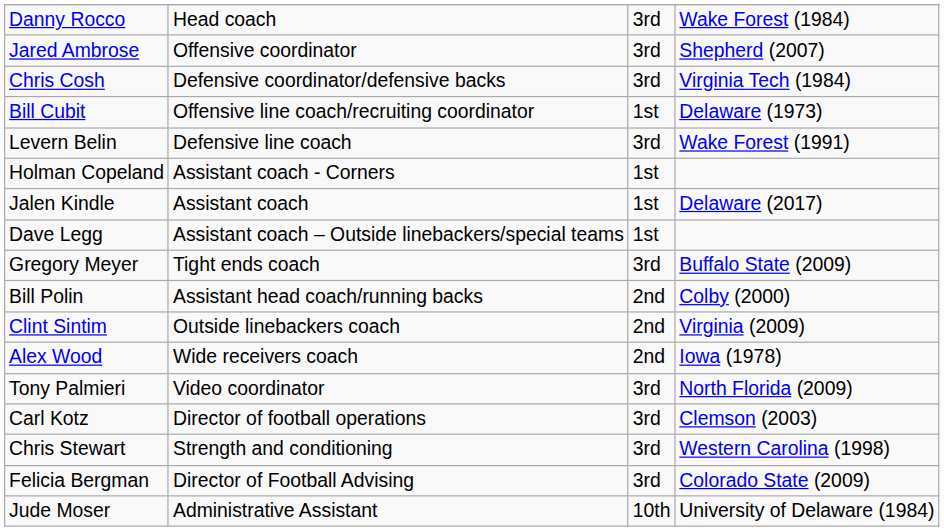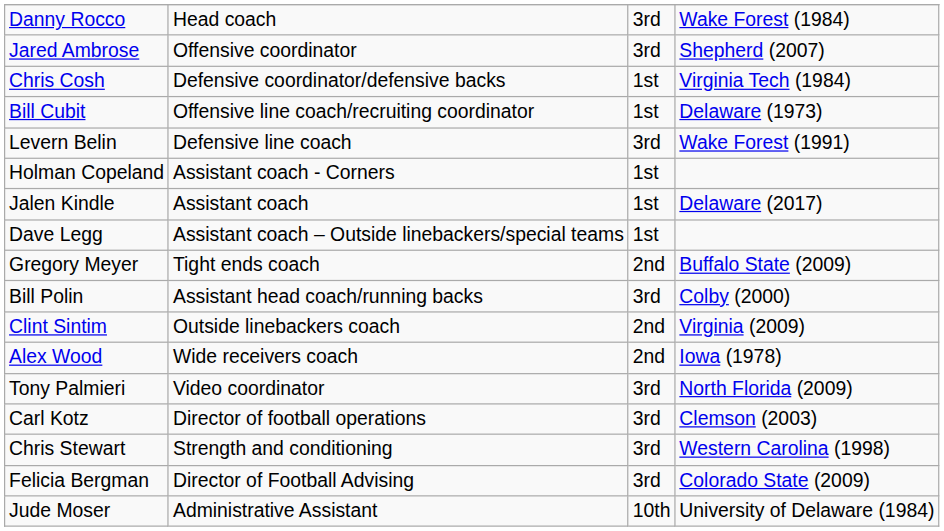(647, 81) 3rd -> (646, 81) 1st
(647, 265) 3rd -> (649, 265) 2nd
(649, 296) 2nd -> (647, 296) 3rd
